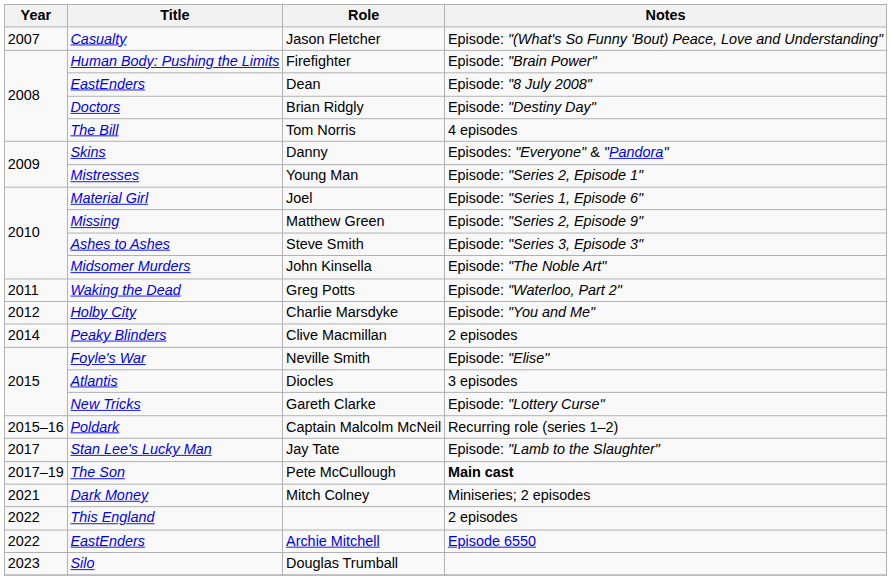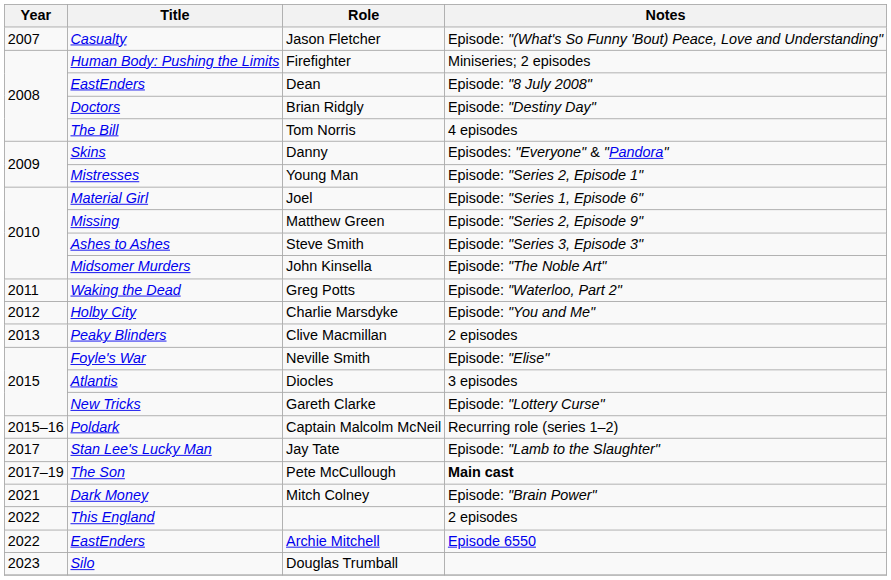(522, 61) Episode: "Brain Power" -> (519, 61) Miniseries; 2 episodes
(24, 335) 2014 -> (24, 335) 2013
(519, 495) Miniseries; 2 episodes -> (522, 495) Episode: "Brain Power"
